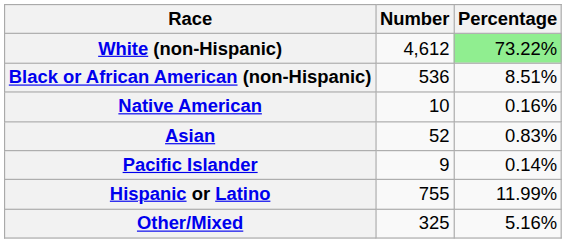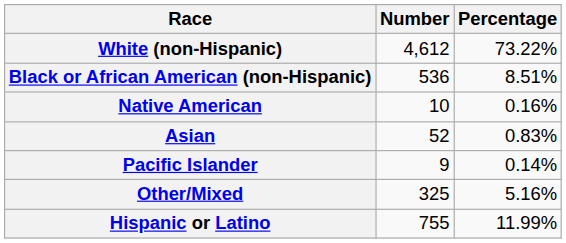(526, 48) lightgreen background -> (526, 48) no background
rows swapped: (190, 223) <-> (190, 194)
